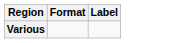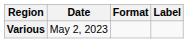+ column: (79, 12)
